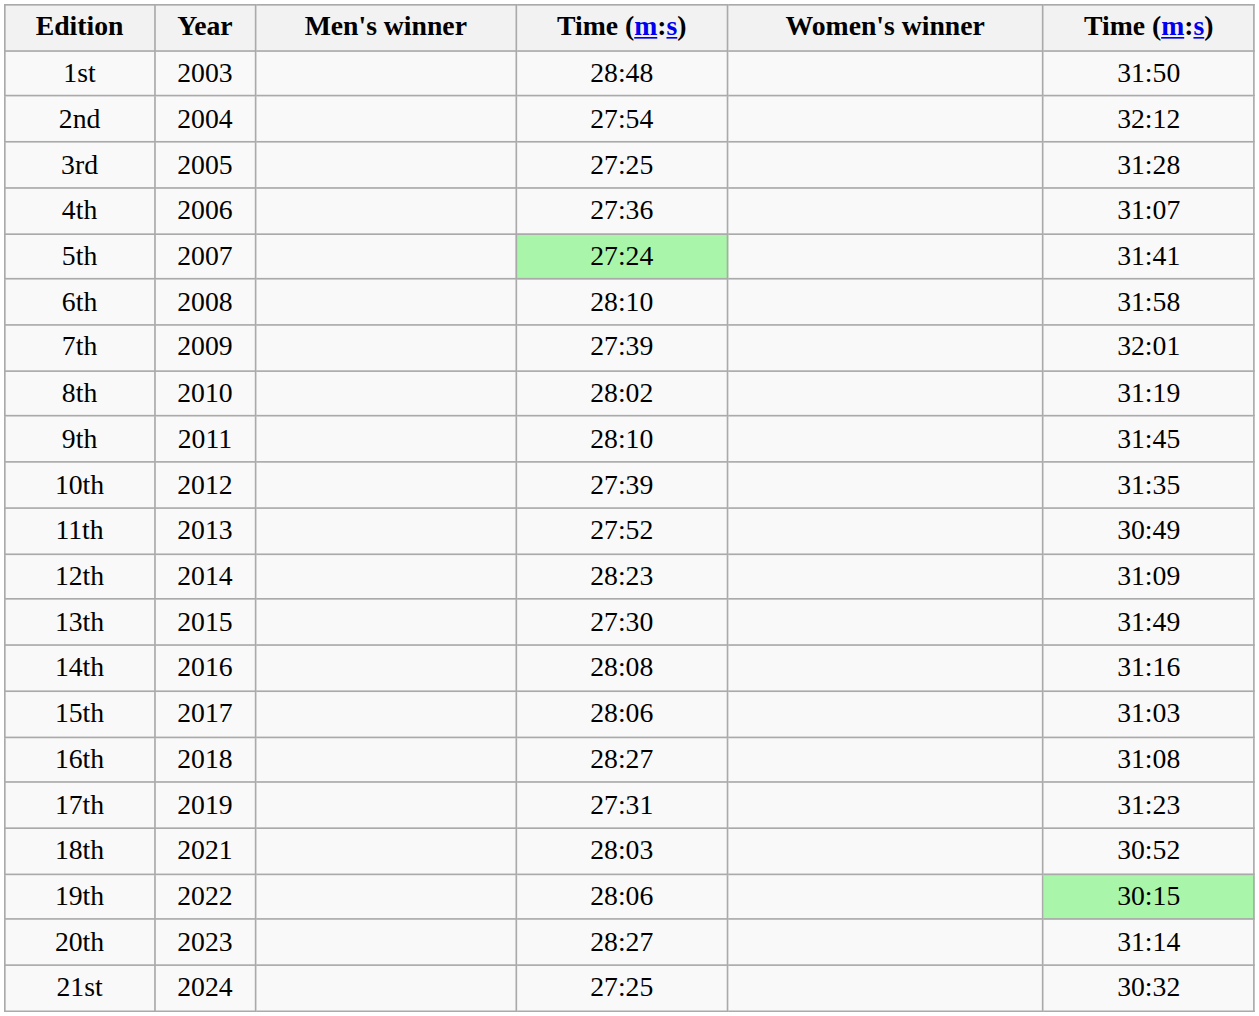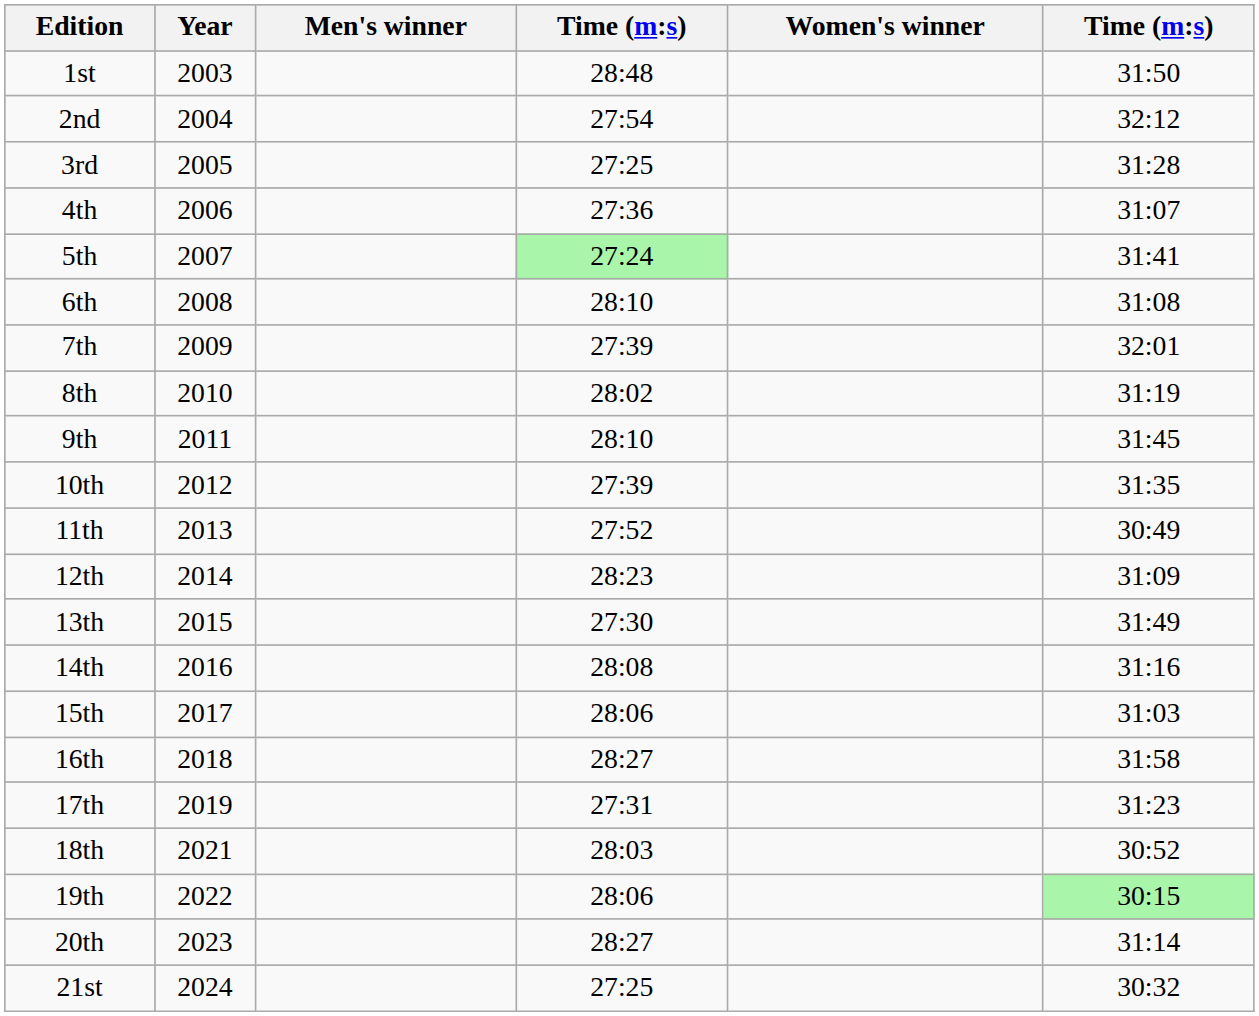(1149, 301) 31:58 -> (1149, 301) 31:08
(1149, 758) 31:08 -> (1149, 758) 31:58
